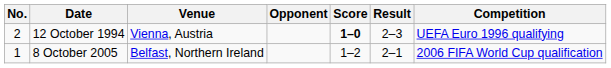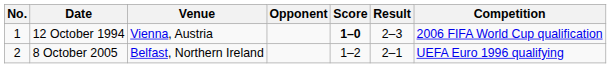(17, 33) 2 -> (17, 33) 1
(490, 33) UEFA Euro 1996 qualifying -> (510, 33) 2006 FIFA World Cup qualification
(17, 53) 1 -> (17, 53) 2
(510, 53) 2006 FIFA World Cup qualification -> (490, 53) UEFA Euro 1996 qualifying
